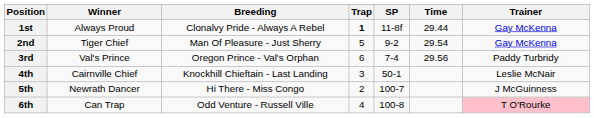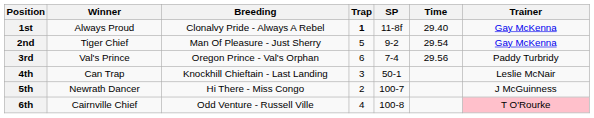(436, 27) 29.44 -> (436, 27) 29.40
(104, 74) Cairnville Chief -> (104, 74) Can Trap
(104, 105) Can Trap -> (104, 105) Cairnville Chief
